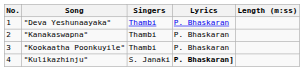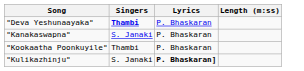- column: (13, 11)
(143, 23) normal -> (125, 23) bold
(143, 36) Thambi -> (132, 36) S. Janaki
